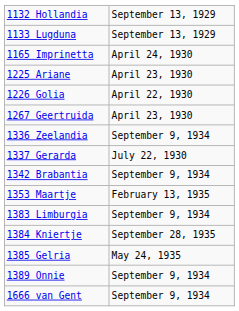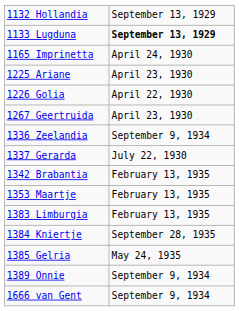(164, 35) normal -> (164, 35) bold
(161, 175) September 9, 1934 -> (161, 175) February 13, 1935
(161, 215) September 9, 1934 -> (161, 215) February 13, 1935
